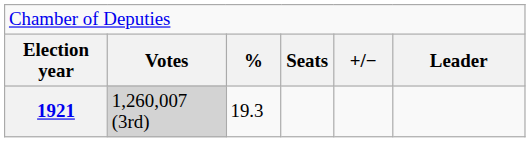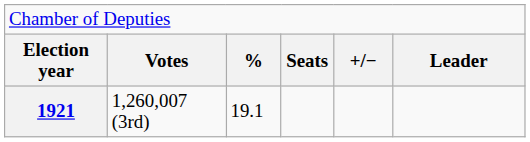(150, 111) lightgrey background -> (150, 111) no background
(247, 111) 19.3 -> (247, 111) 19.1
